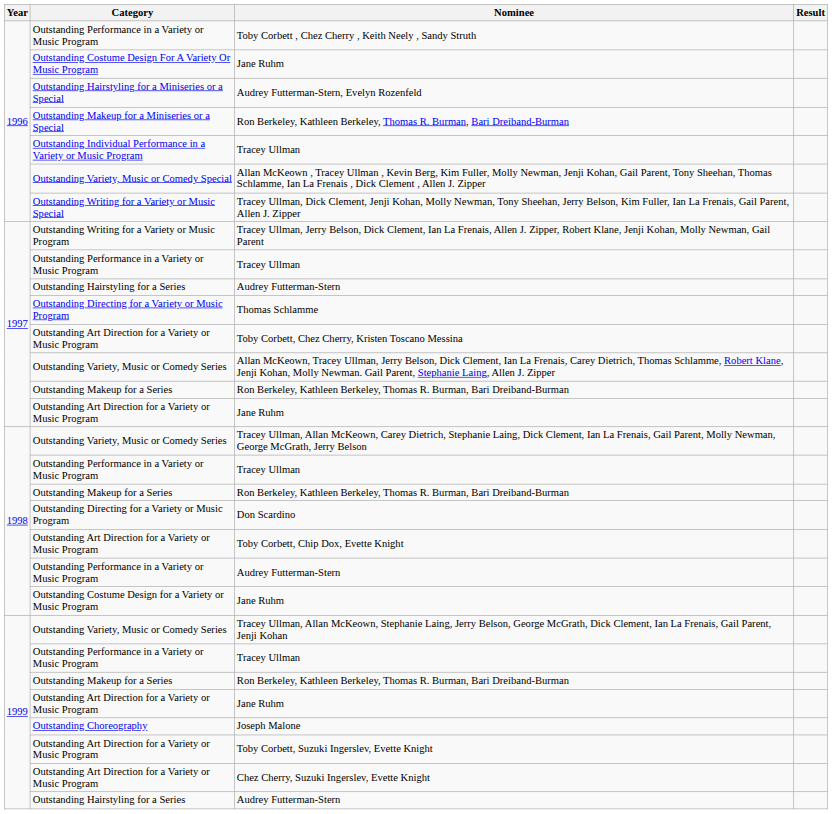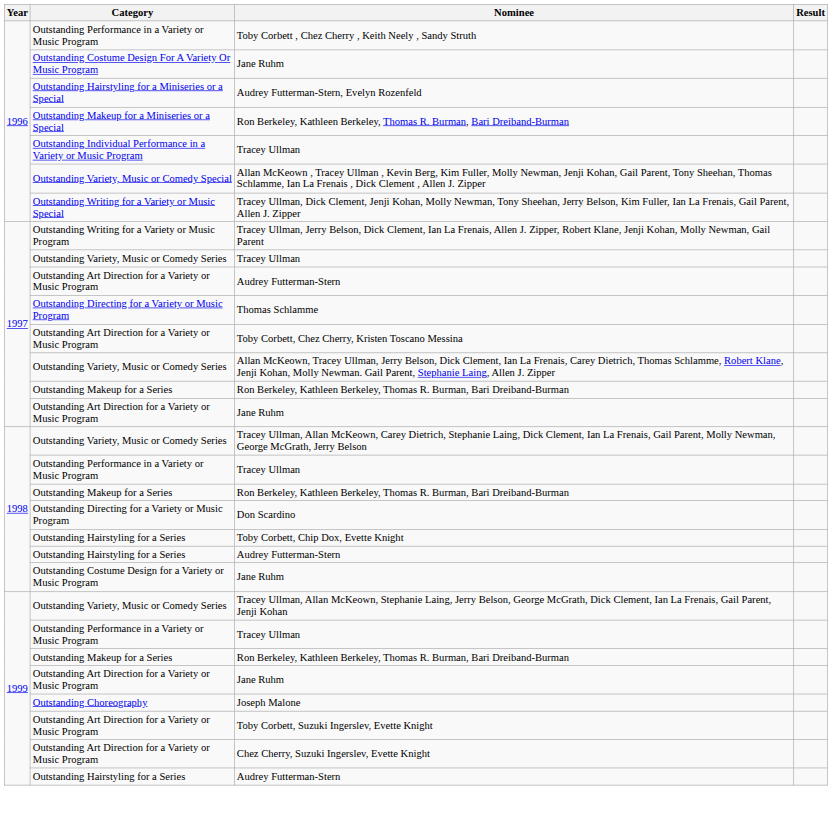(118, 264) Outstanding Performance in a Variety or Music Program -> (130, 258) Outstanding Variety, Music or Comedy Series
(109, 287) Outstanding Hairstyling for a Series -> (121, 281) Outstanding Art Direction for a Variety or Music Program
(121, 543) Outstanding Art Direction for a Variety or Music Program -> (109, 537) Outstanding Hairstyling for a Series
(118, 572) Outstanding Performance in a Variety or Music Program -> (109, 554) Outstanding Hairstyling for a Series
